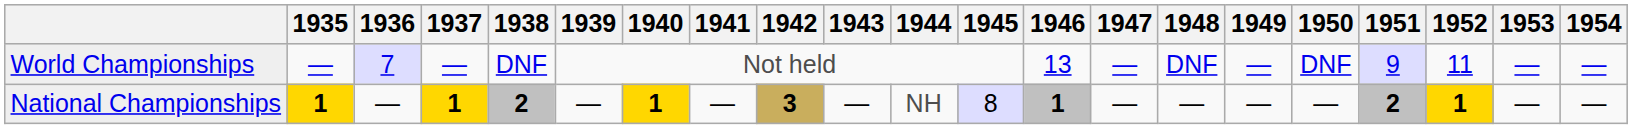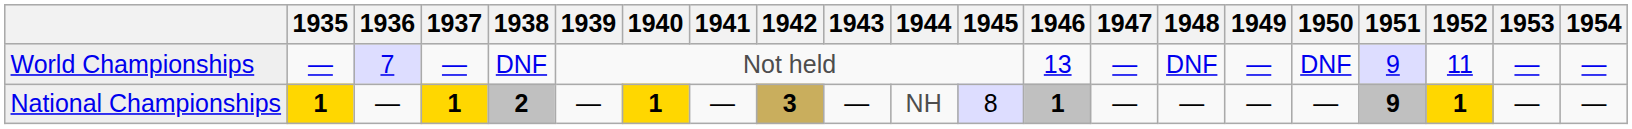(1393, 103) 2 -> (1393, 103) 9
